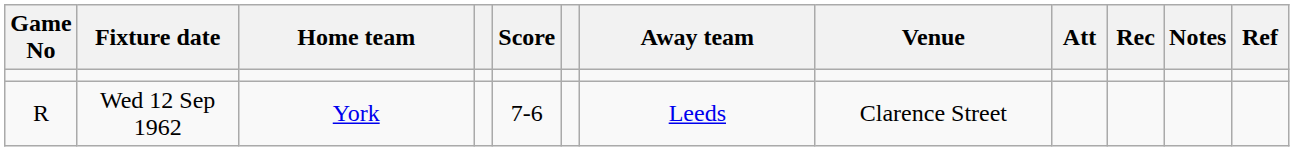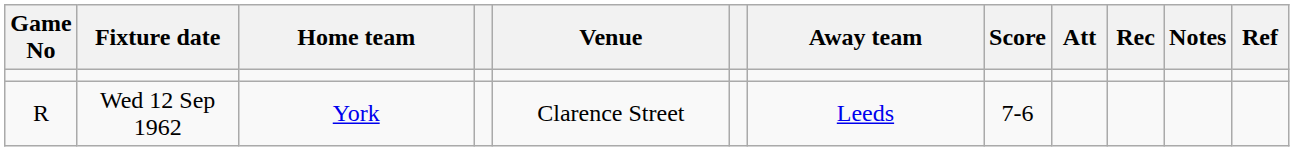columns swapped: (527, 37) <-> (933, 37)
